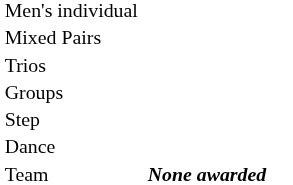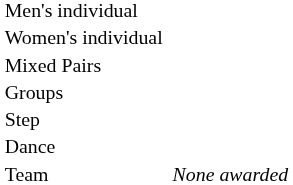+ row: (84, 38)
- row: (25, 65)
(207, 174) bold -> (230, 174) normal
